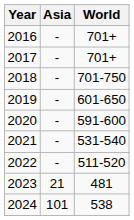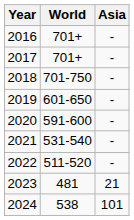columns swapped: (102, 15) <-> (57, 15)
